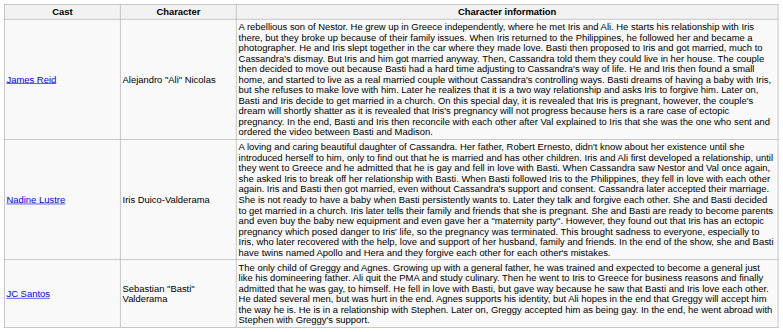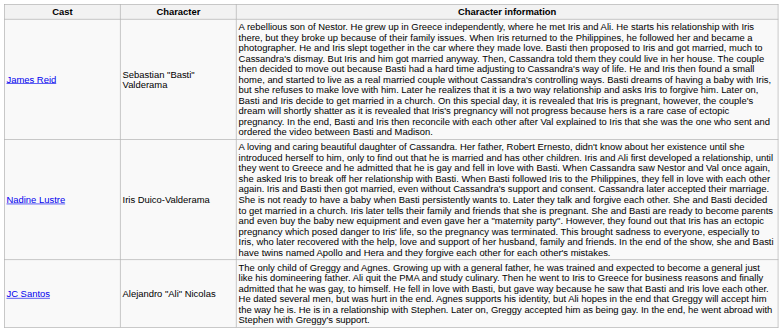(169, 80) Alejandro "Ali" Nicolas -> (159, 80) Sebastian "Basti" Valderama
(159, 294) Sebastian "Basti" Valderama -> (169, 294) Alejandro "Ali" Nicolas
